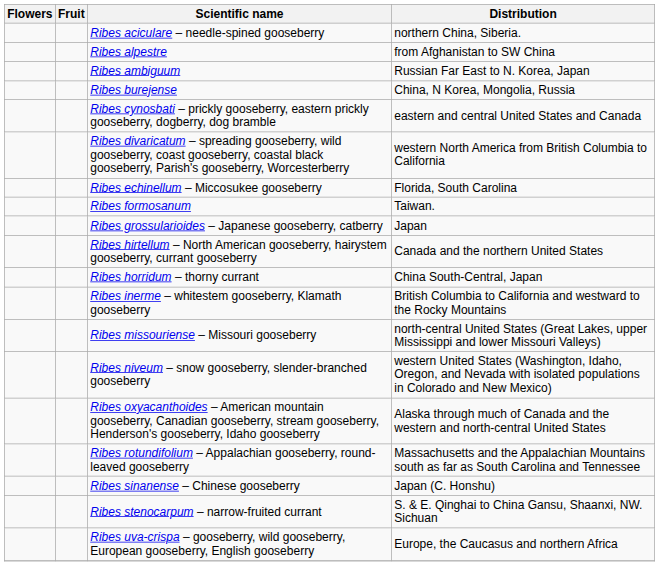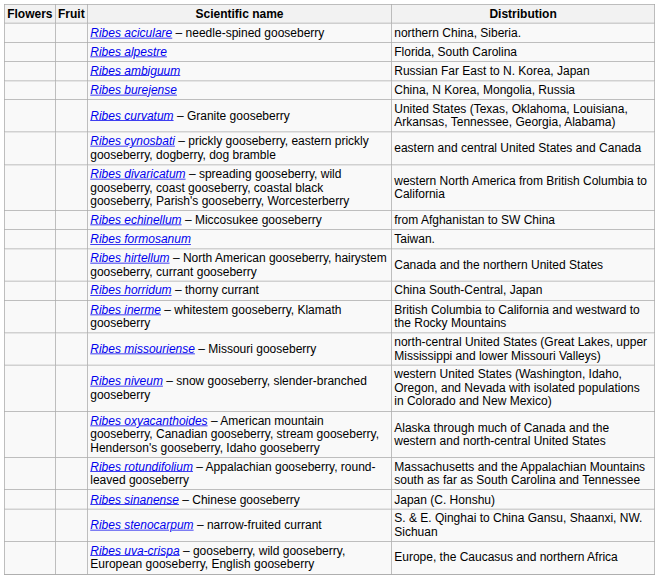(475, 52) from Afghanistan to SW China -> (456, 52) Florida, South Carolina
+ row: (190, 115)
(456, 187) Florida, South Carolina -> (475, 220) from Afghanistan to SW China
- row: (237, 225)
